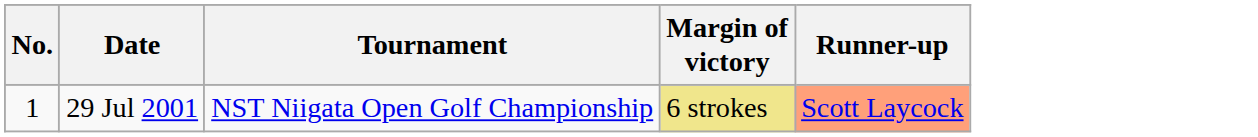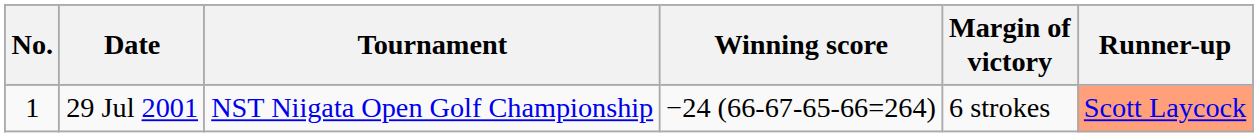+ column: (801, 44)
(717, 108) khaki background -> (1000, 108) no background
